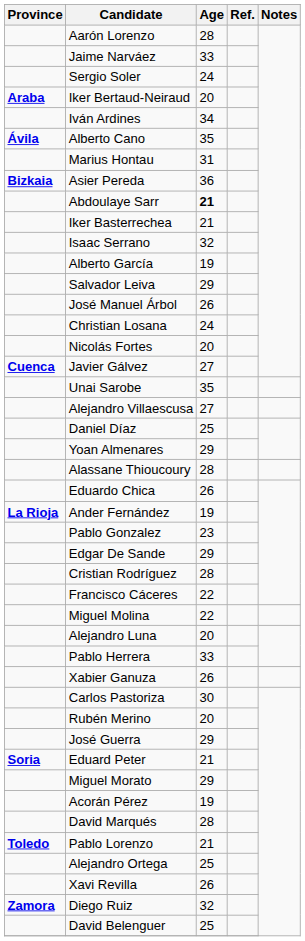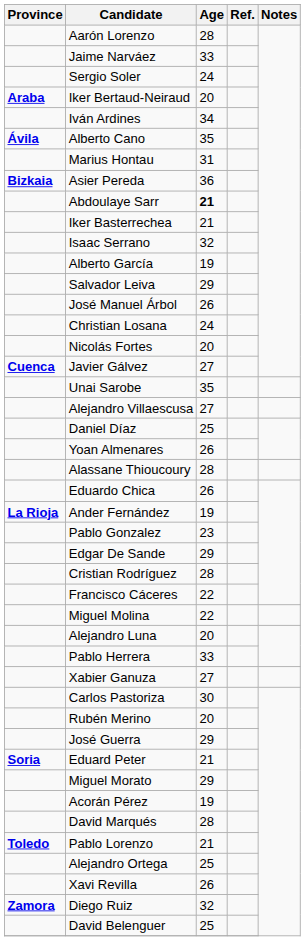(207, 450) 29 -> (207, 450) 26
(207, 677) 26 -> (207, 677) 27
